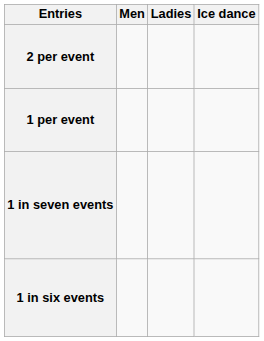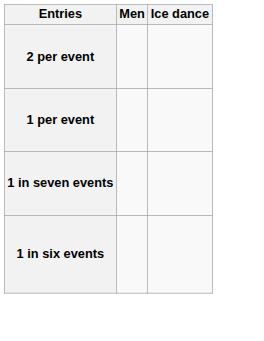- column: (171, 14)
